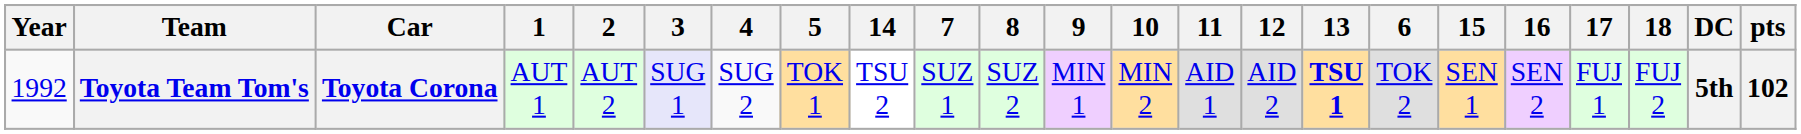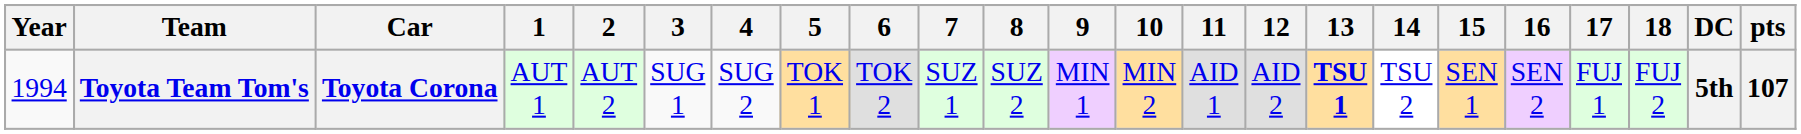columns swapped: (1404, 26) <-> (882, 26)
(39, 88) 1992 -> (39, 88) 1994
(678, 88) lavender background -> (678, 88) no background
(1768, 88) 102 -> (1768, 88) 107
